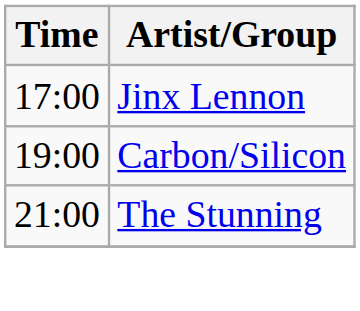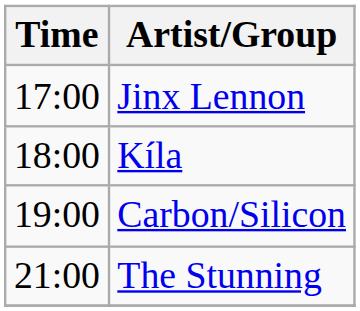+ row: (150, 154)
